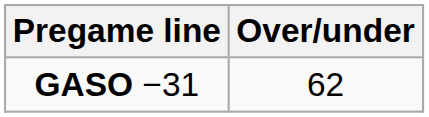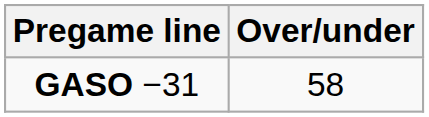(326, 84) 62 -> (326, 84) 58
